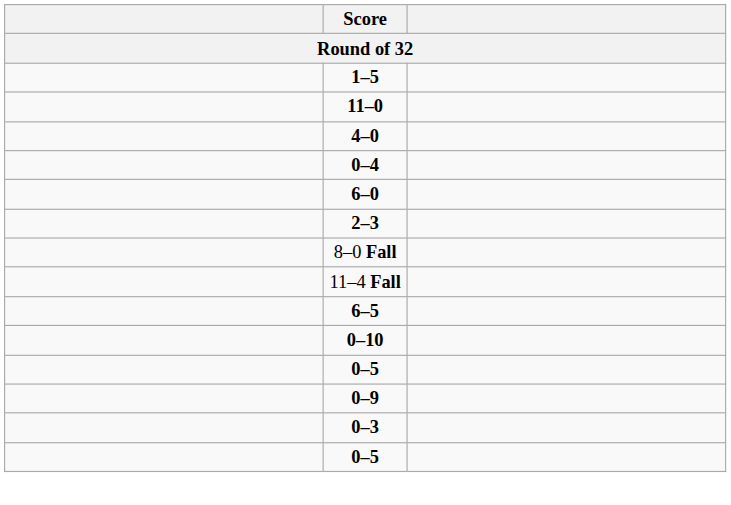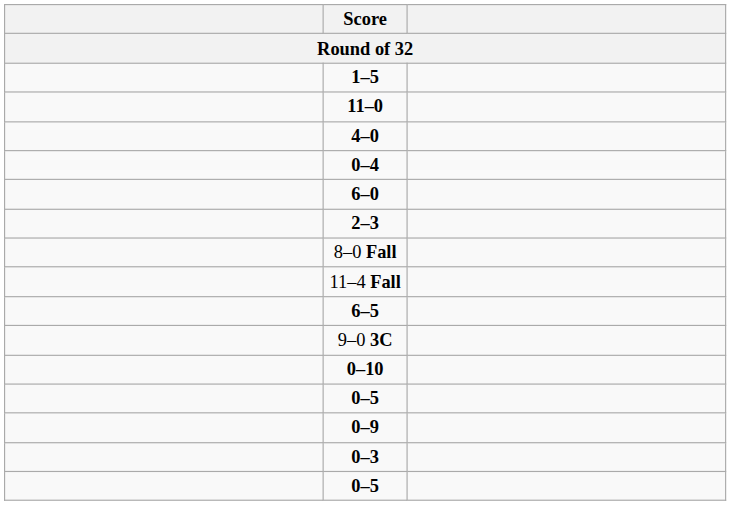+ row: (164, 340)
